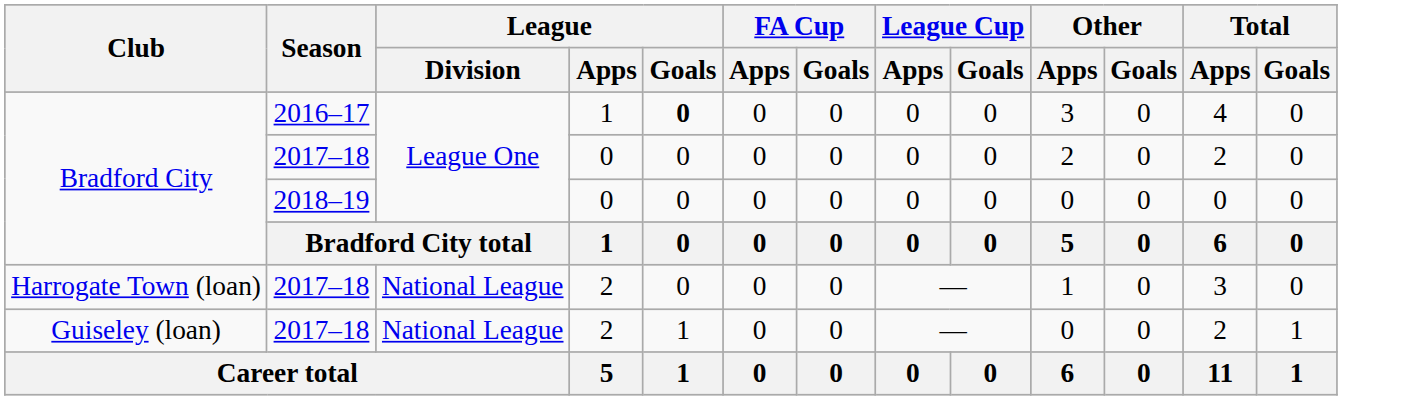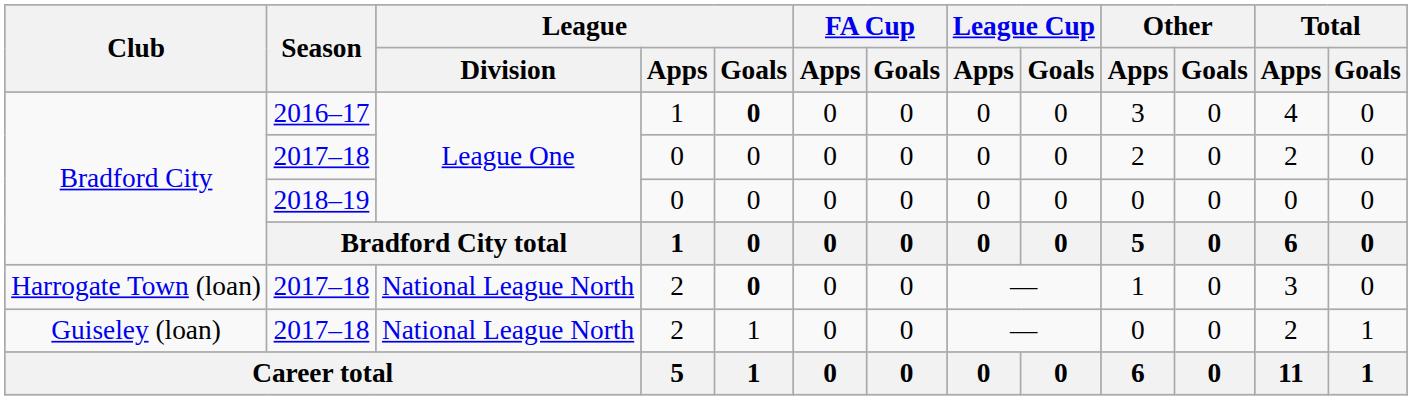(473, 286) National League -> (508, 286) National League North
(683, 286) normal -> (754, 286) bold
(473, 329) National League -> (508, 329) National League North
